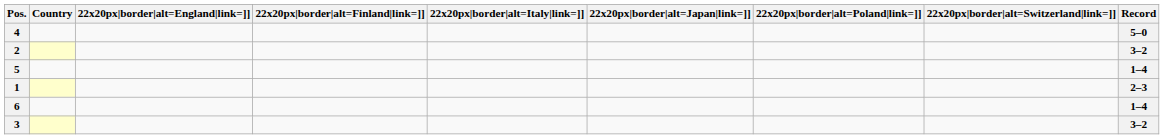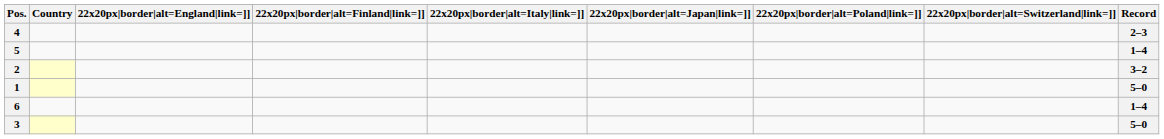(1139, 32) 5–0 -> (1139, 32) 2–3
rows swapped: (17, 69) <-> (17, 51)
(1139, 88) 2–3 -> (1139, 88) 5–0
(1139, 125) 3–2 -> (1139, 125) 5–0
